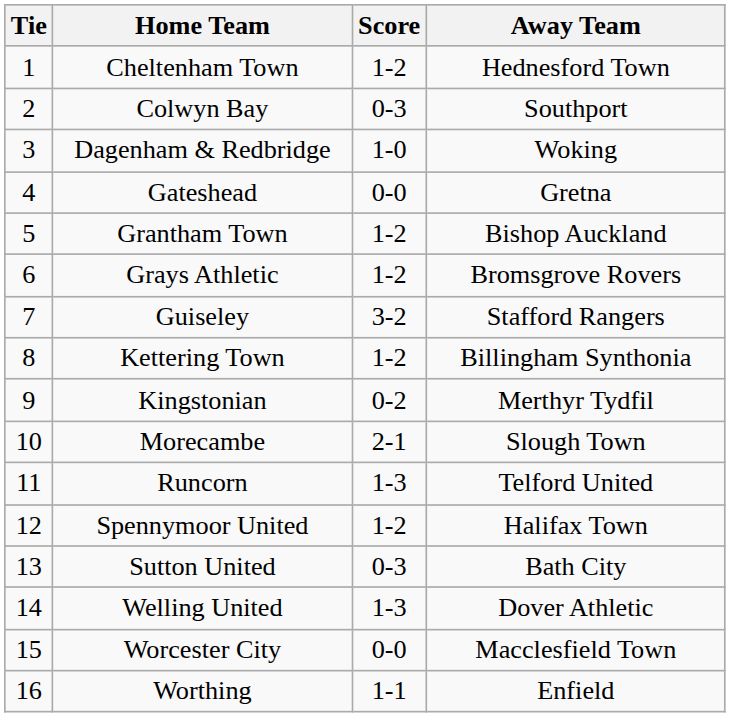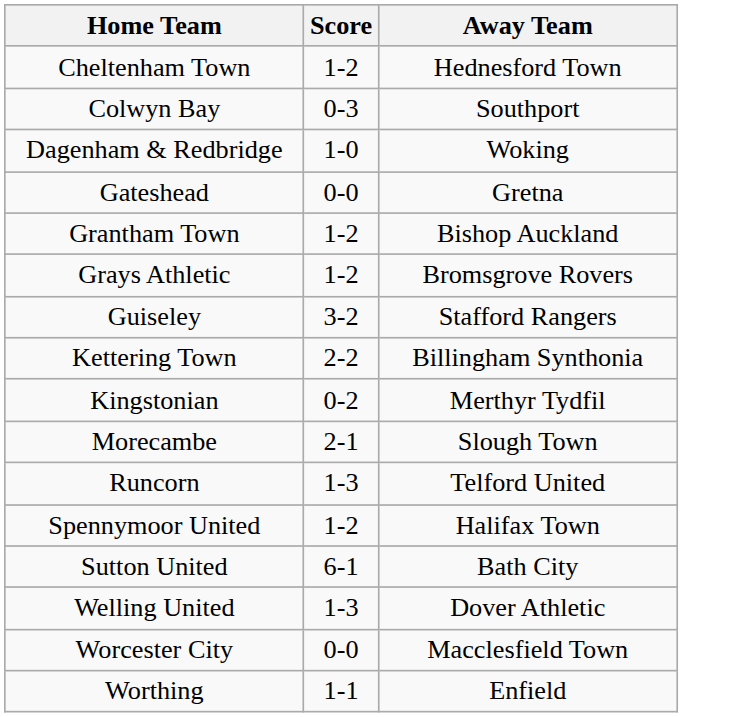- column: (29, 25)
(389, 358) 1-2 -> (341, 358) 2-2
(389, 566) 0-3 -> (341, 566) 6-1
